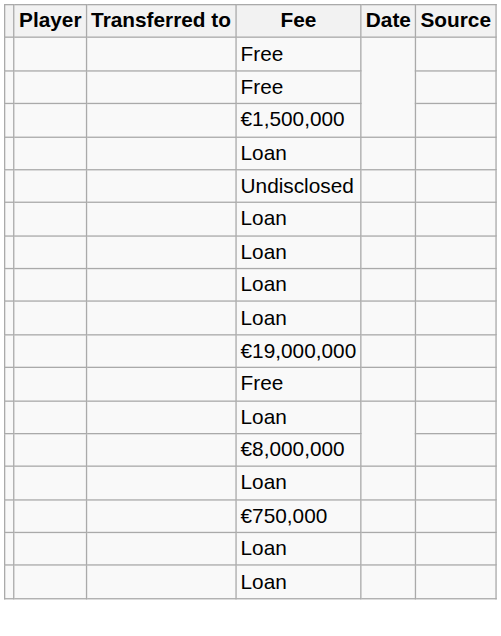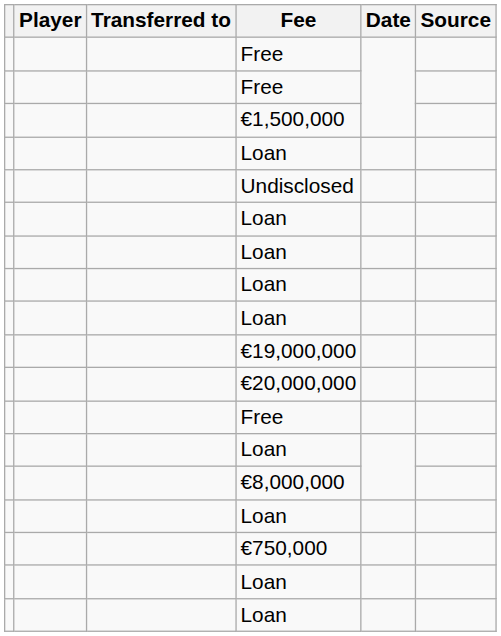+ row: (9, 384)
